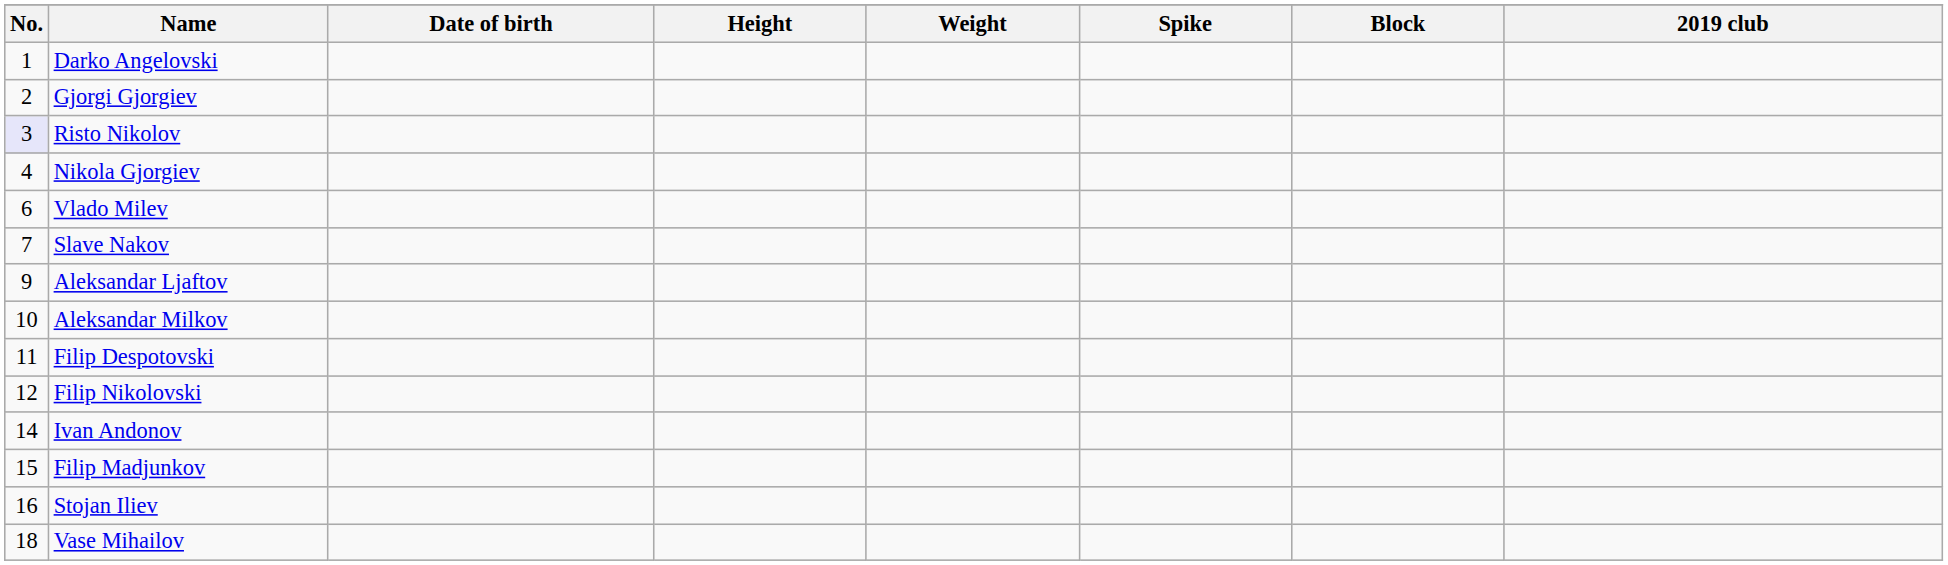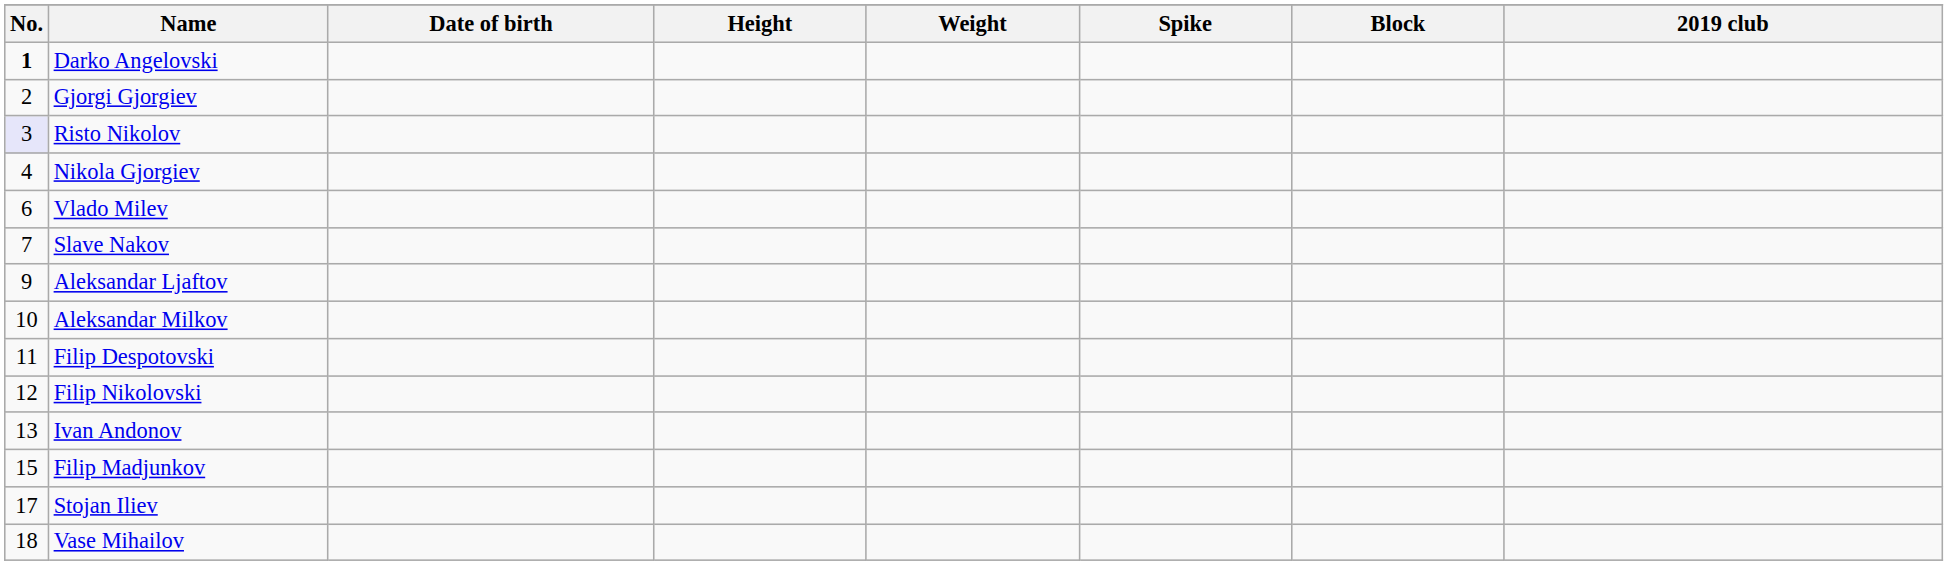(27, 60) normal -> (27, 60) bold
(27, 430) 14 -> (27, 430) 13
(27, 505) 16 -> (27, 505) 17
